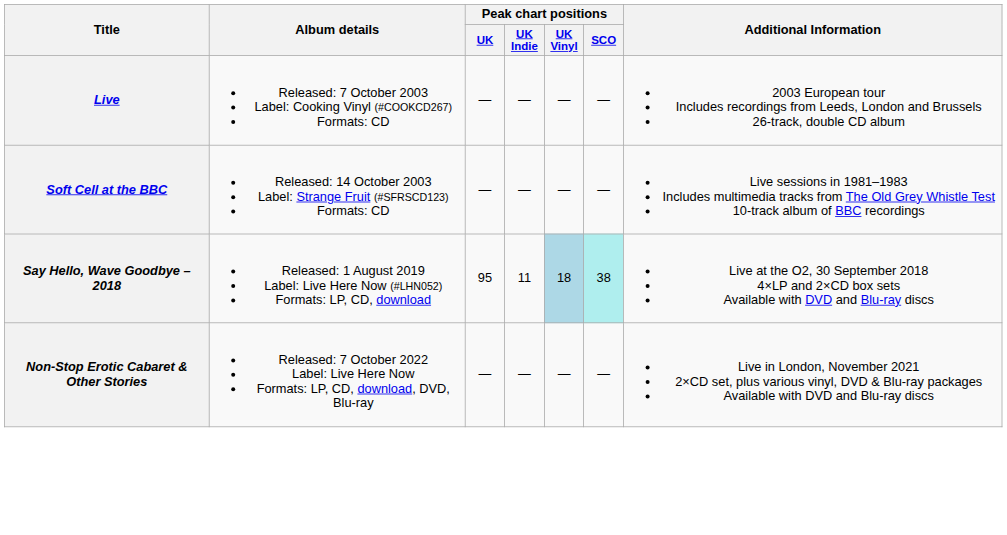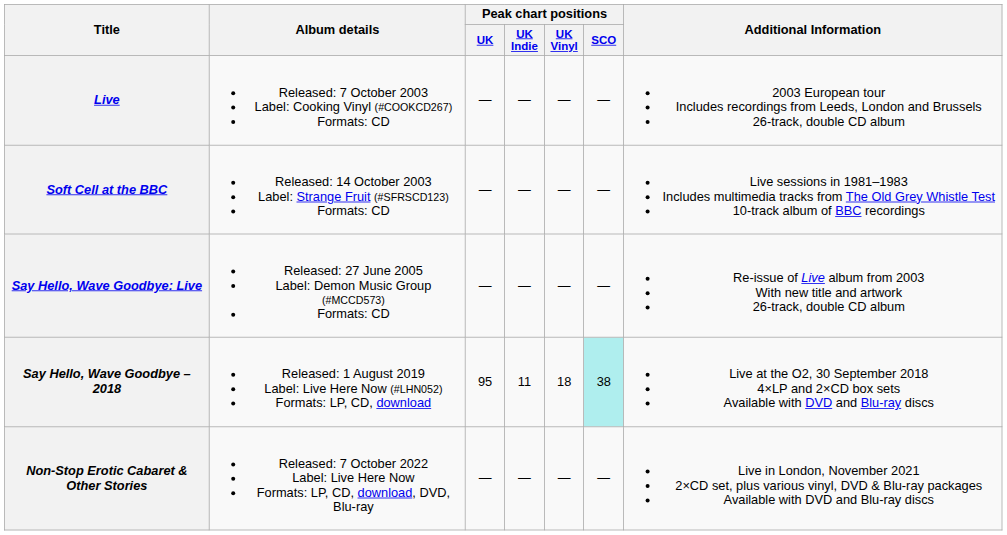+ row: (107, 285)
(564, 278) lightblue background -> (564, 382) no background
